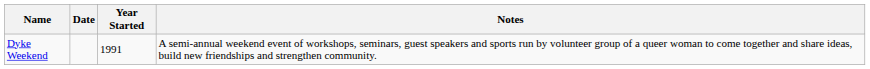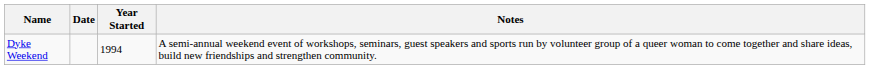(111, 49) 1991 -> (111, 49) 1994
